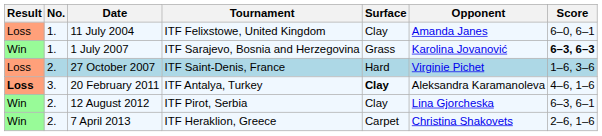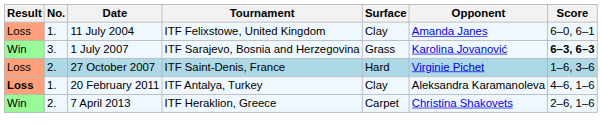(52, 49) 1. -> (52, 49) 3.
(52, 85) 3. -> (52, 85) 1.
(377, 85) bold -> (376, 85) normal
- row: (110, 103)
